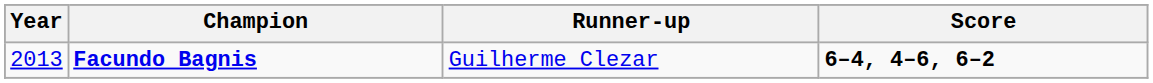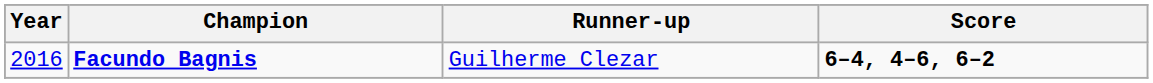(36, 60) 2013 -> (36, 60) 2016
